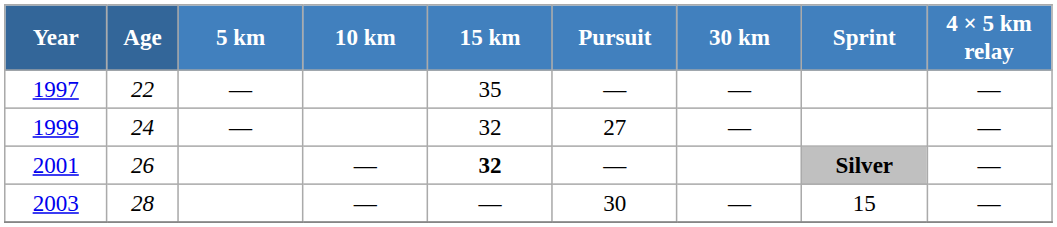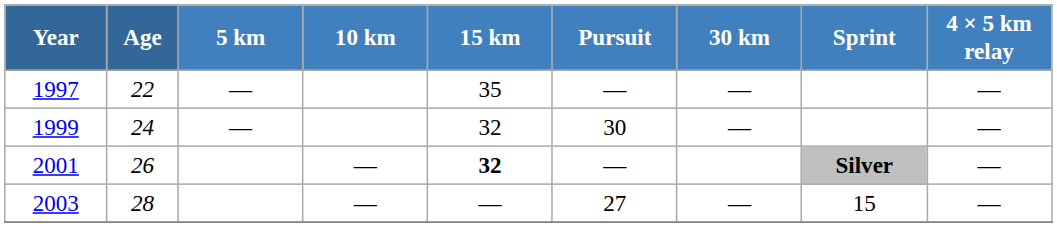(615, 127) 27 -> (615, 127) 30
(615, 203) 30 -> (615, 203) 27
